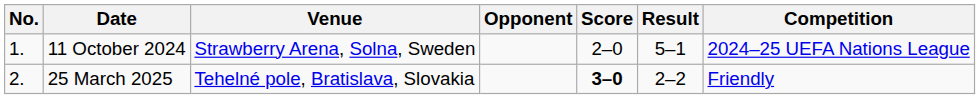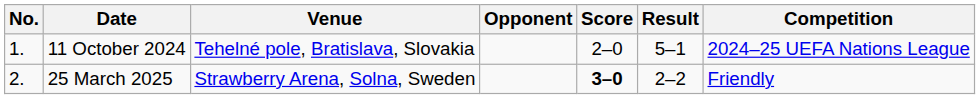(335, 49) Strawberry Arena, Solna, Sweden -> (334, 49) Tehelné pole, Bratislava, Slovakia
(334, 78) Tehelné pole, Bratislava, Slovakia -> (335, 78) Strawberry Arena, Solna, Sweden
